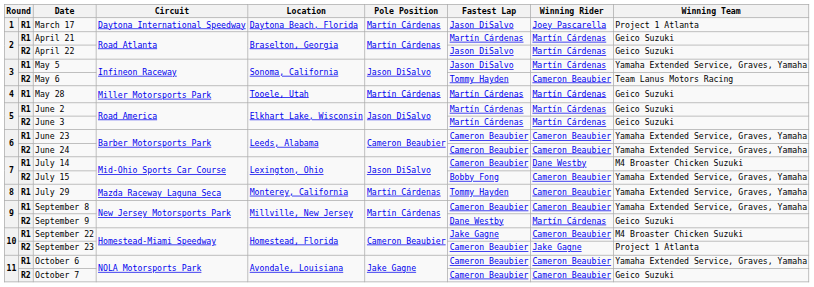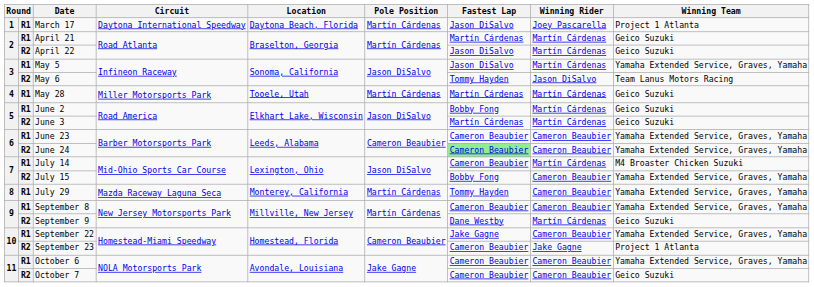(572, 79) Cameron Beaubier -> (564, 79) Jason DiSalvo
(487, 109) Martín Cárdenas -> (474, 109) Bobby Fong
(489, 150) no background -> (489, 150) lightgreen background
(559, 164) Dane Westby -> (569, 164) Martín Cárdenas
(679, 235) M4 Broaster Chicken Suzuki -> (711, 235) Yamaha Extended Service, Graves, Yamaha
